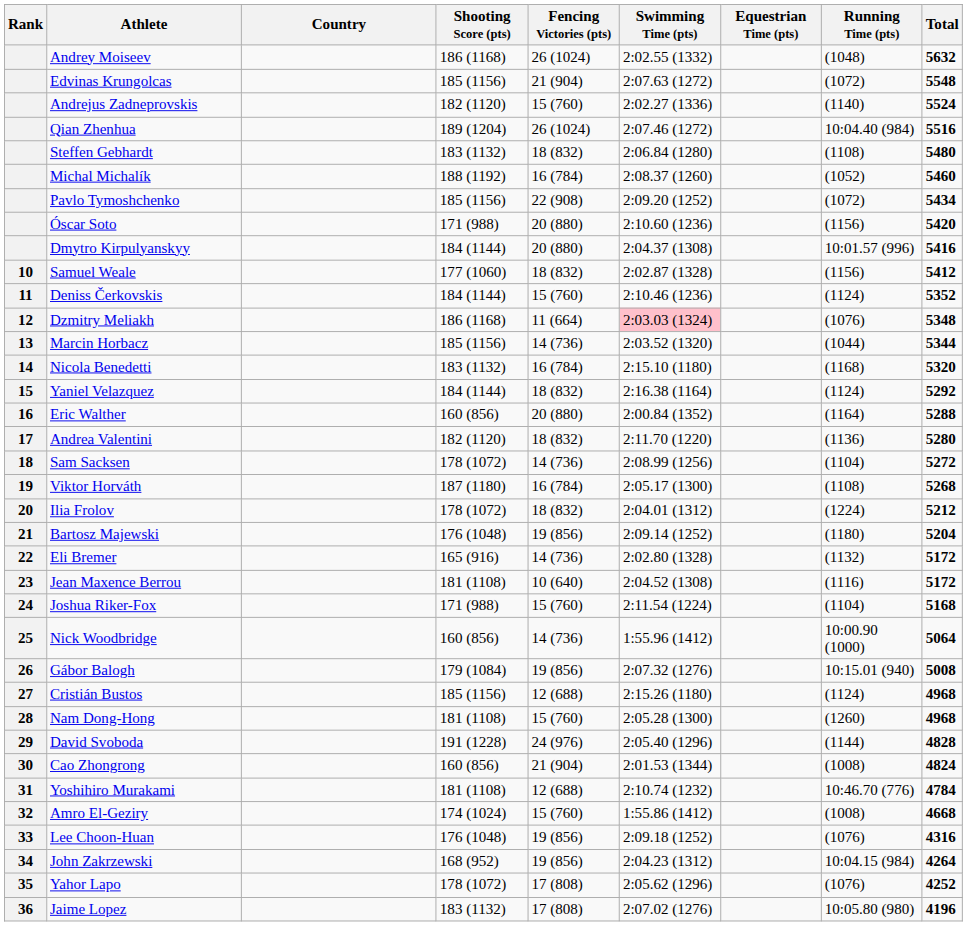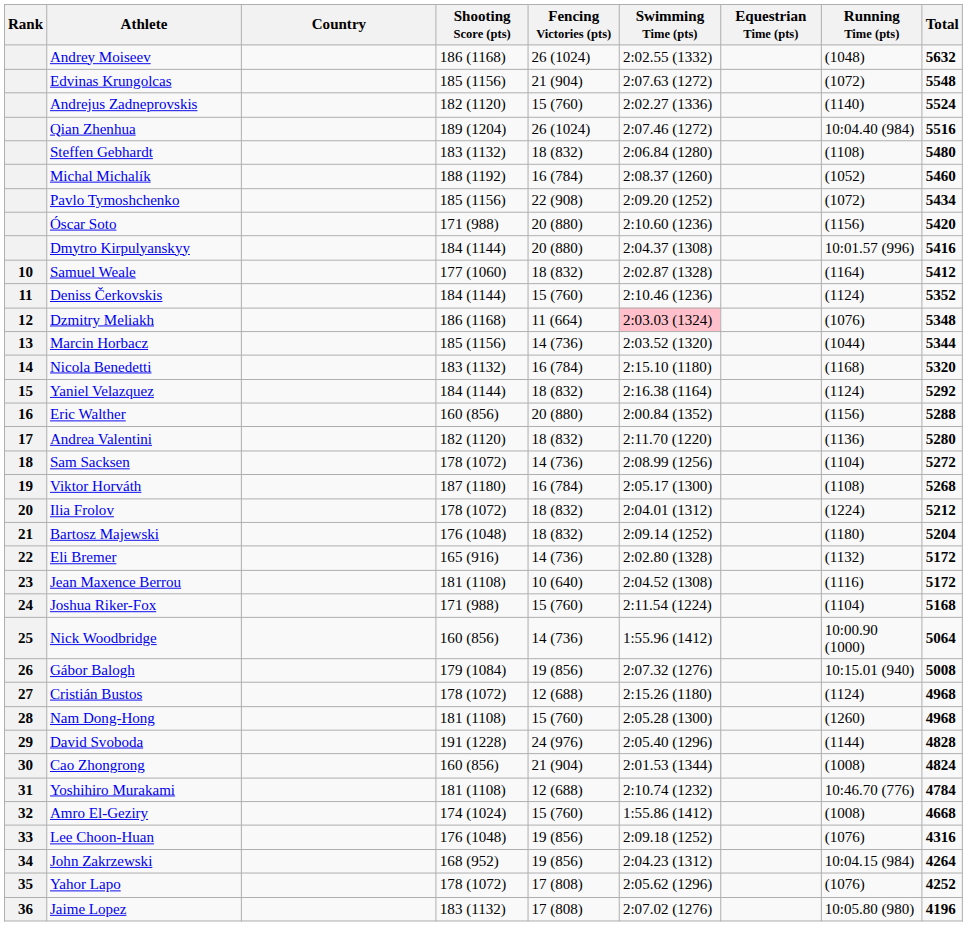(845, 271) (1156) -> (845, 271) (1164)
(845, 414) (1164) -> (845, 414) (1156)
(557, 534) 19 (856) -> (557, 534) 18 (832)
(473, 694) 185 (1156) -> (473, 694) 178 (1072)
